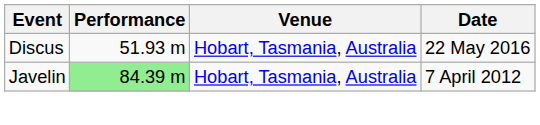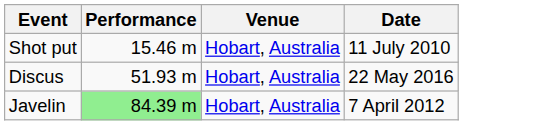+ row: (43, 48)
(305, 48) Hobart, Tasmania, Australia -> (272, 77) Hobart, Australia
(305, 77) Hobart, Tasmania, Australia -> (272, 106) Hobart, Australia
